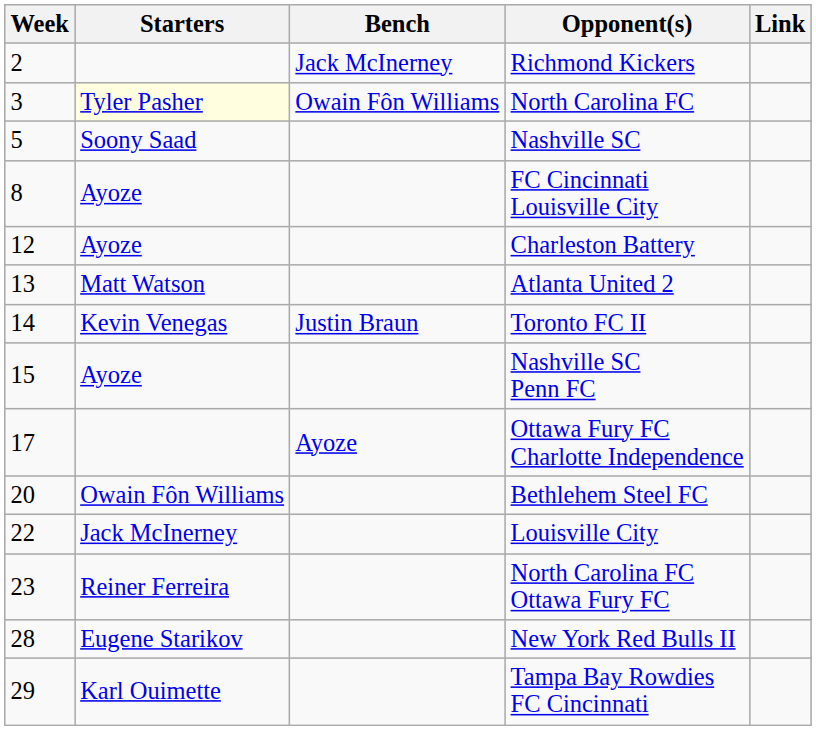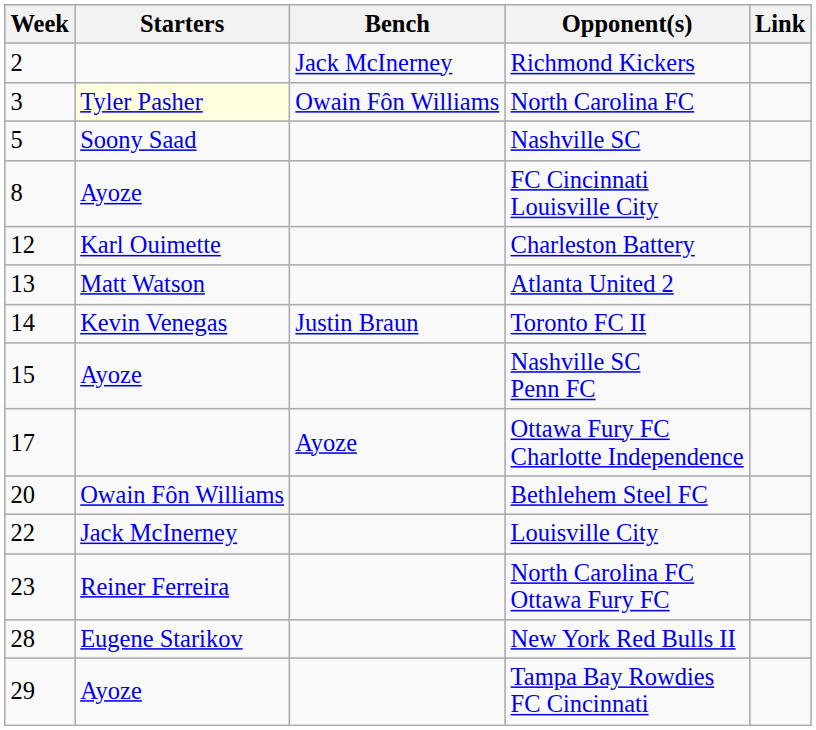(111, 245) Ayoze -> (151, 245) Karl Ouimette
(151, 691) Karl Ouimette -> (111, 691) Ayoze
